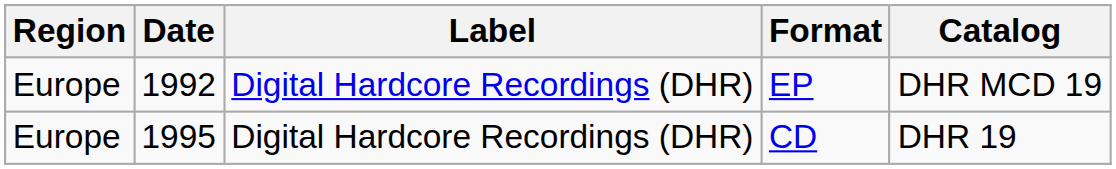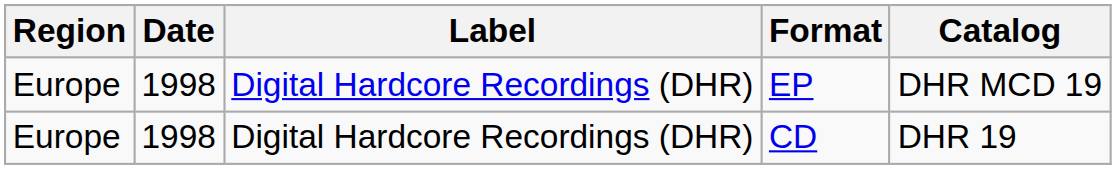(179, 84) 1992 -> (179, 84) 1998
(179, 137) 1995 -> (179, 137) 1998
